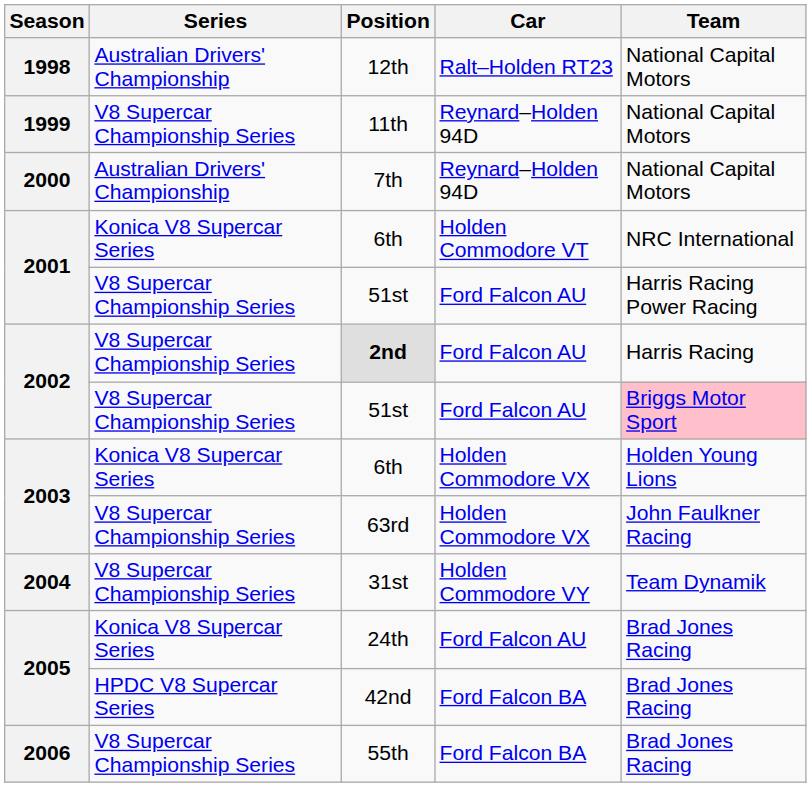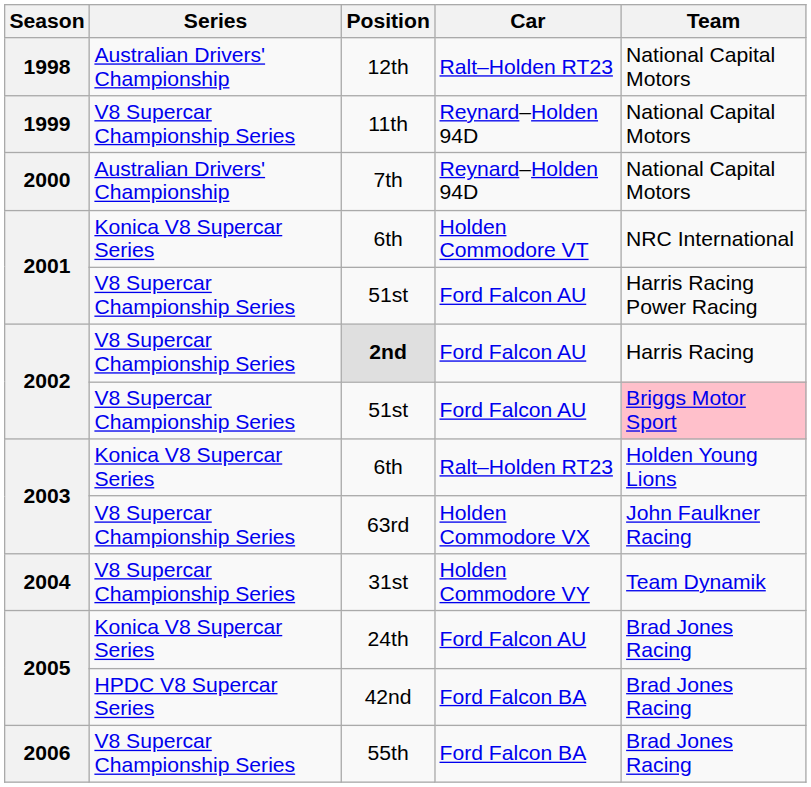(515, 467) Holden Commodore VX -> (526, 467) Ralt–Holden RT23
